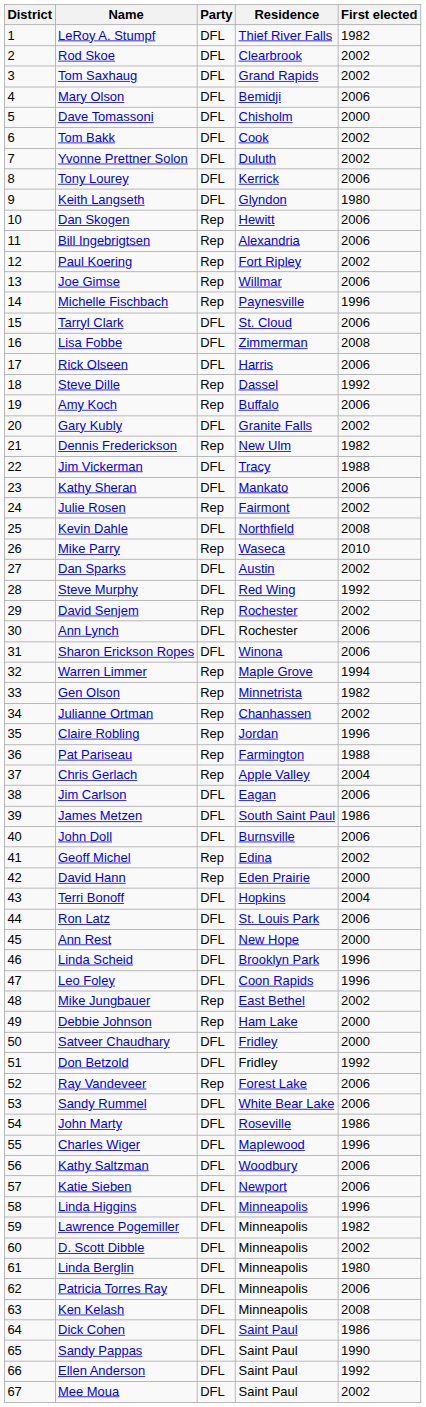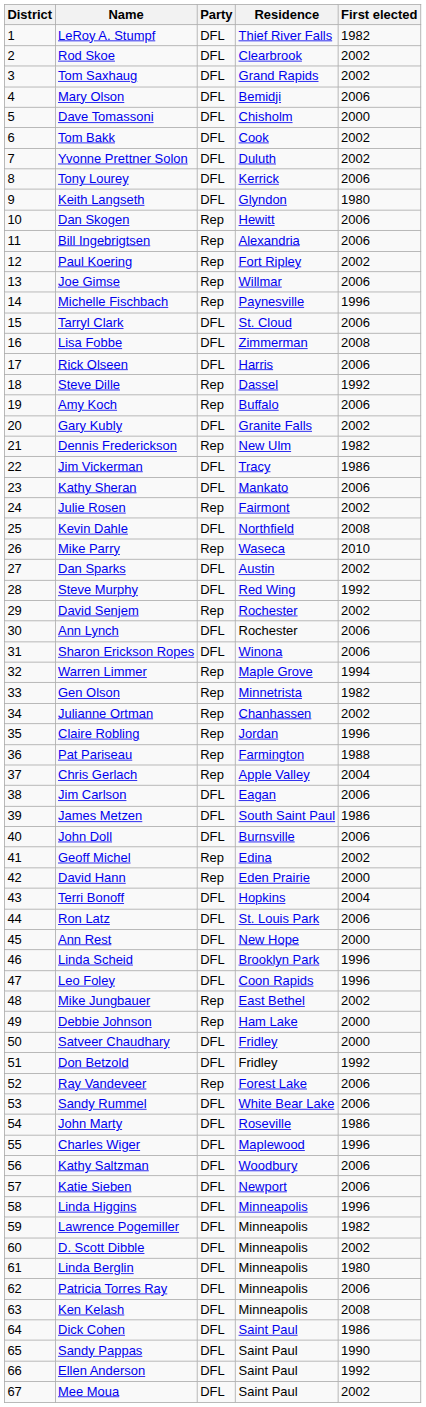(355, 466) 1988 -> (355, 466) 1986
